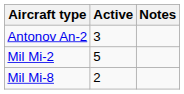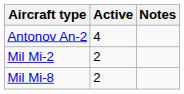(97, 36) 3 -> (97, 36) 4
(97, 57) 5 -> (97, 57) 2
